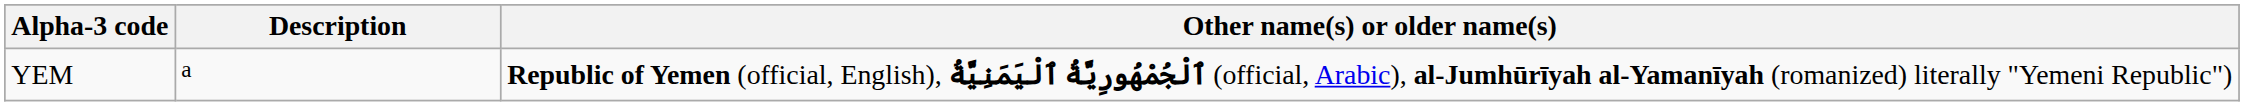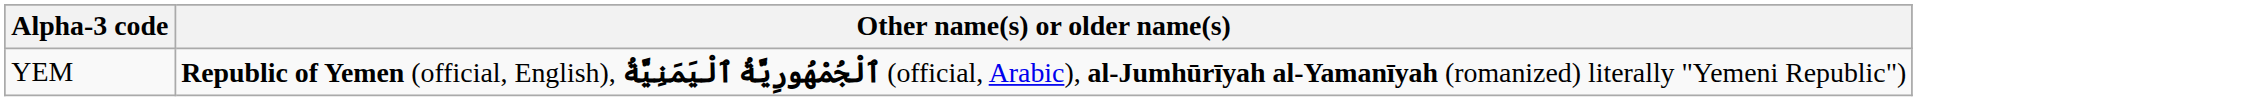- column: (338, 26)
